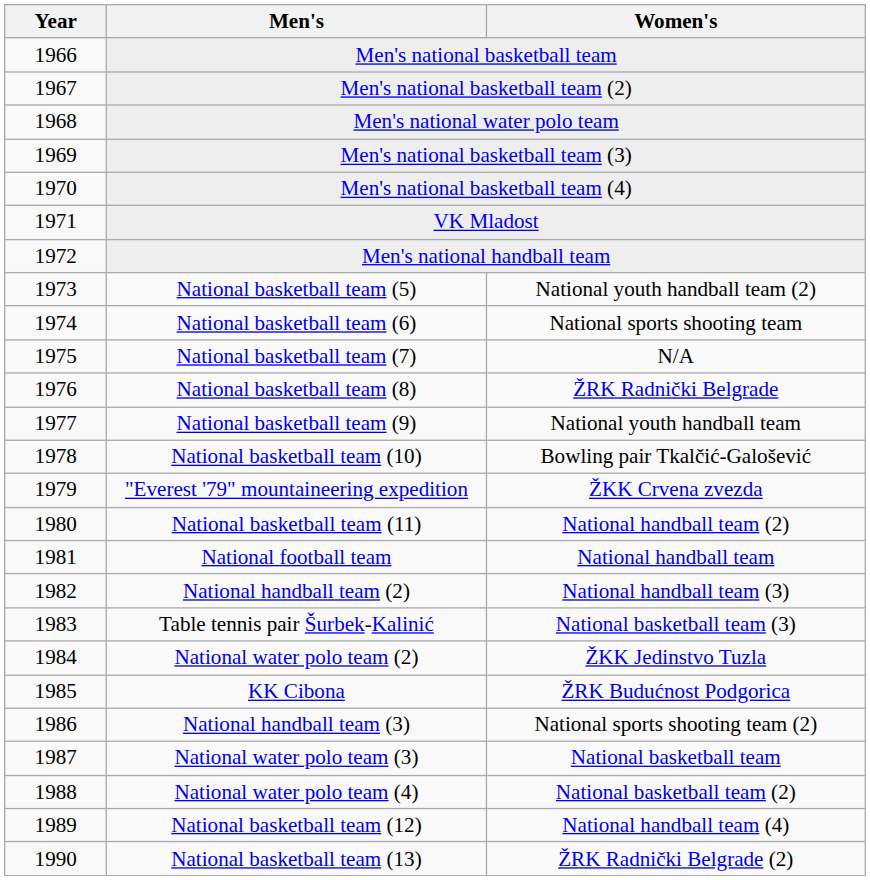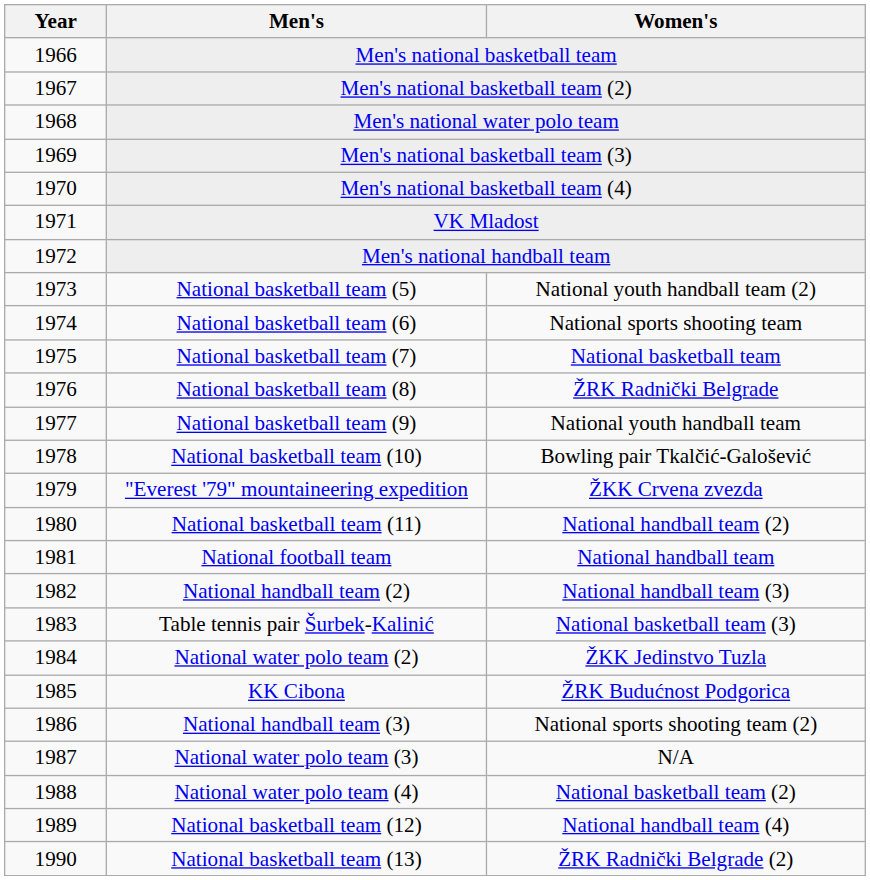(676, 356) N/A -> (676, 356) National basketball team
(676, 758) National basketball team -> (676, 758) N/A
